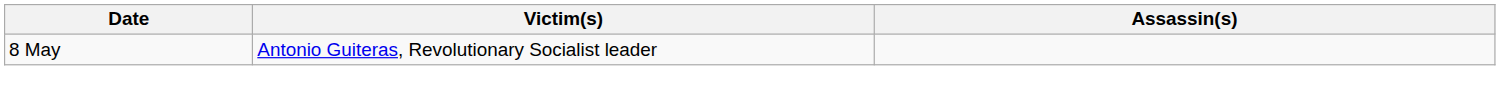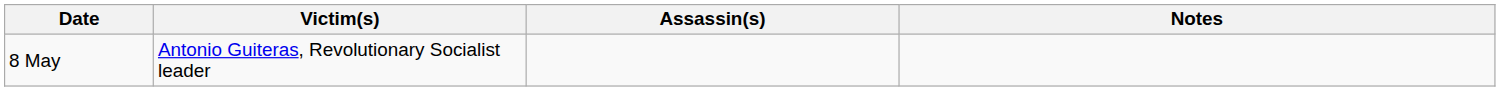+ column: (1197, 19)
